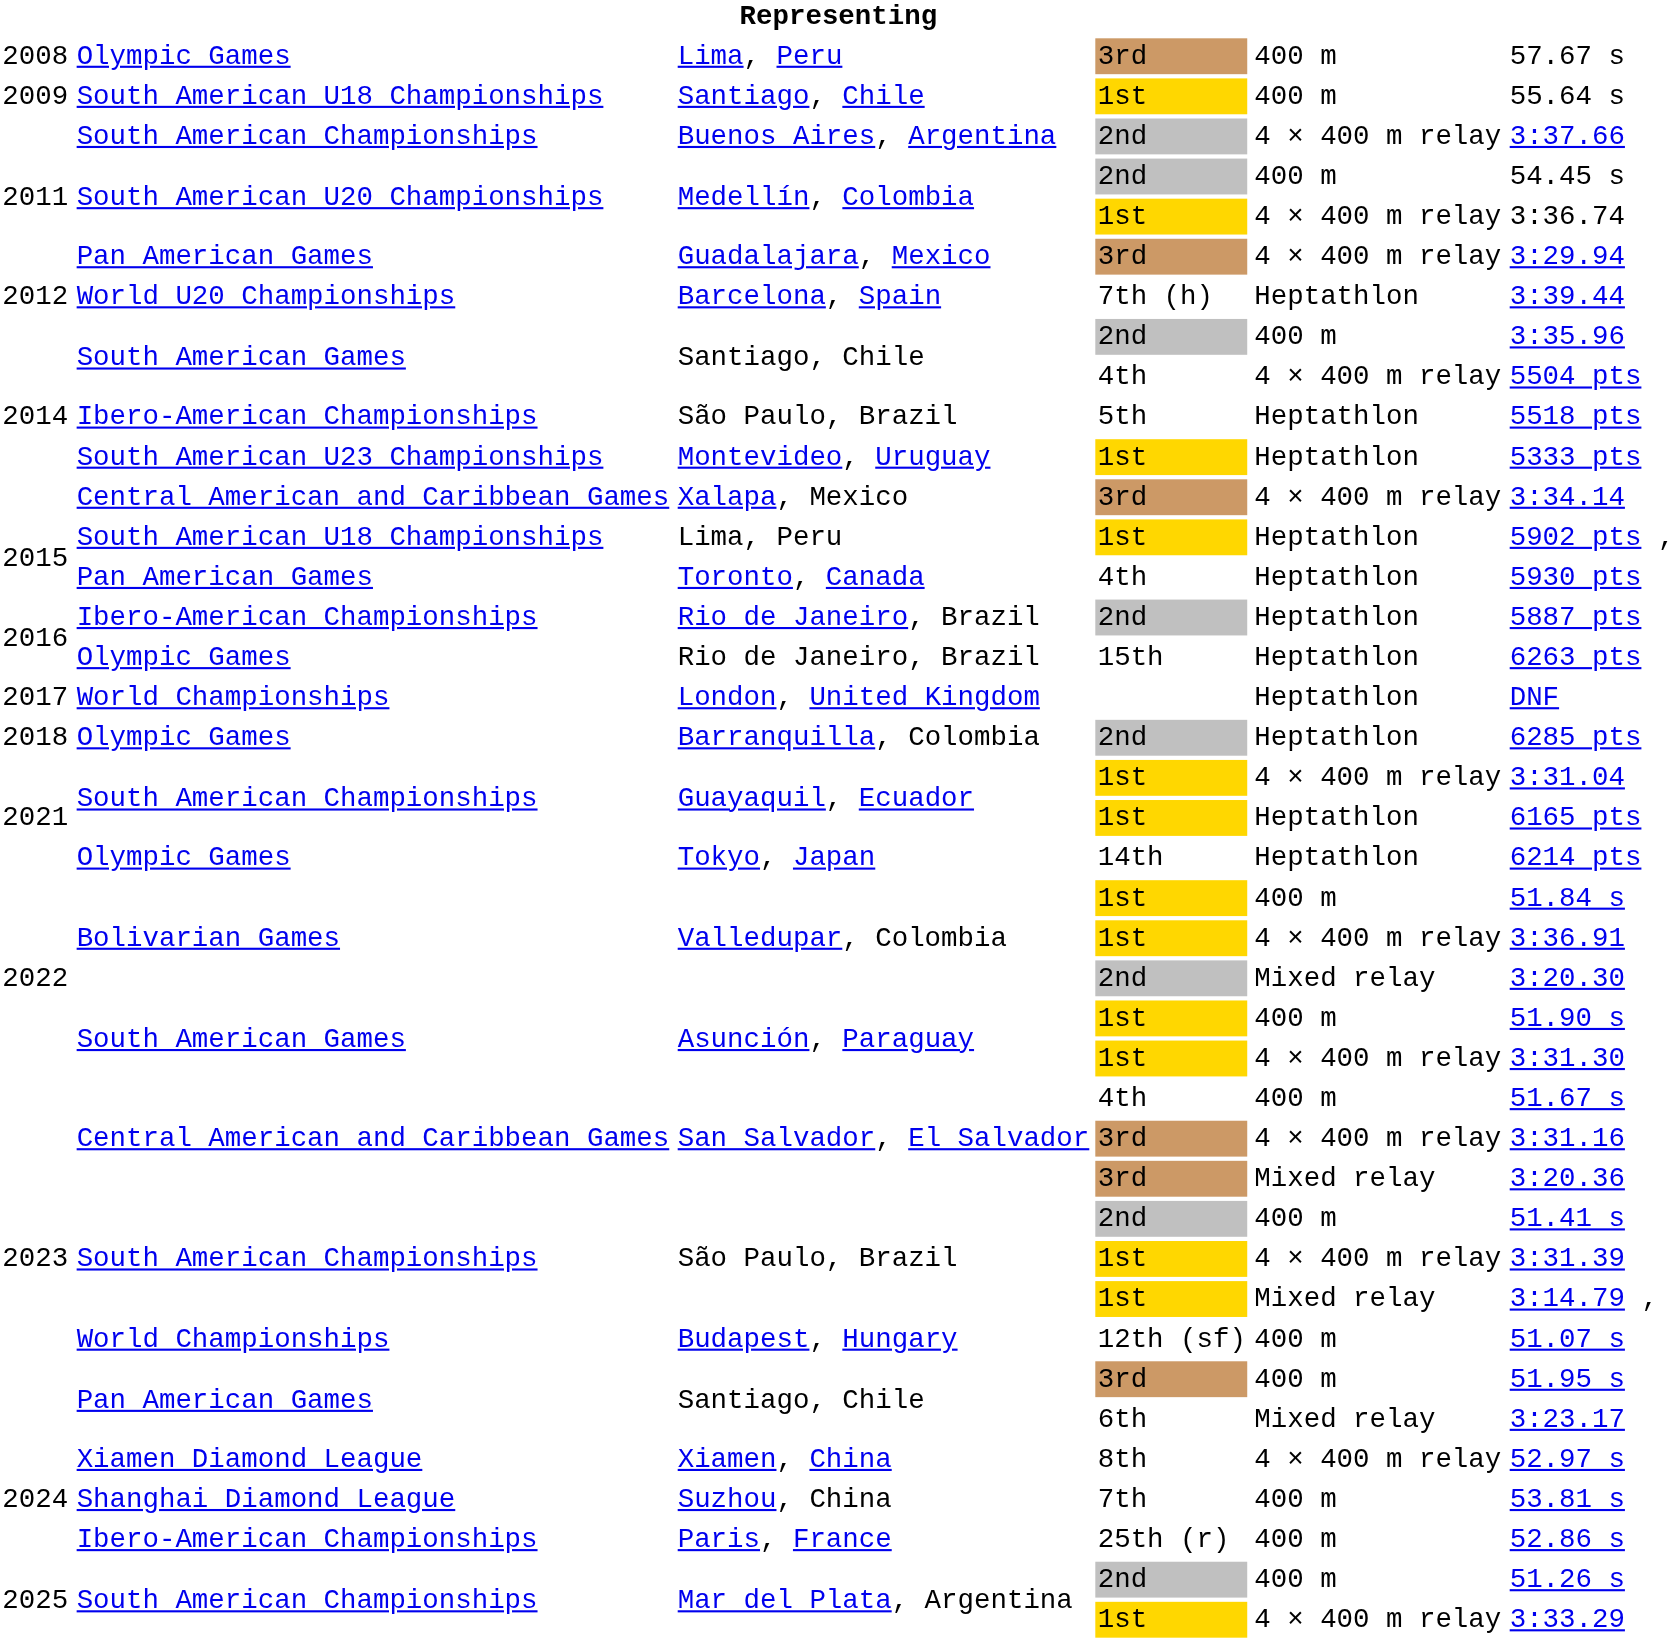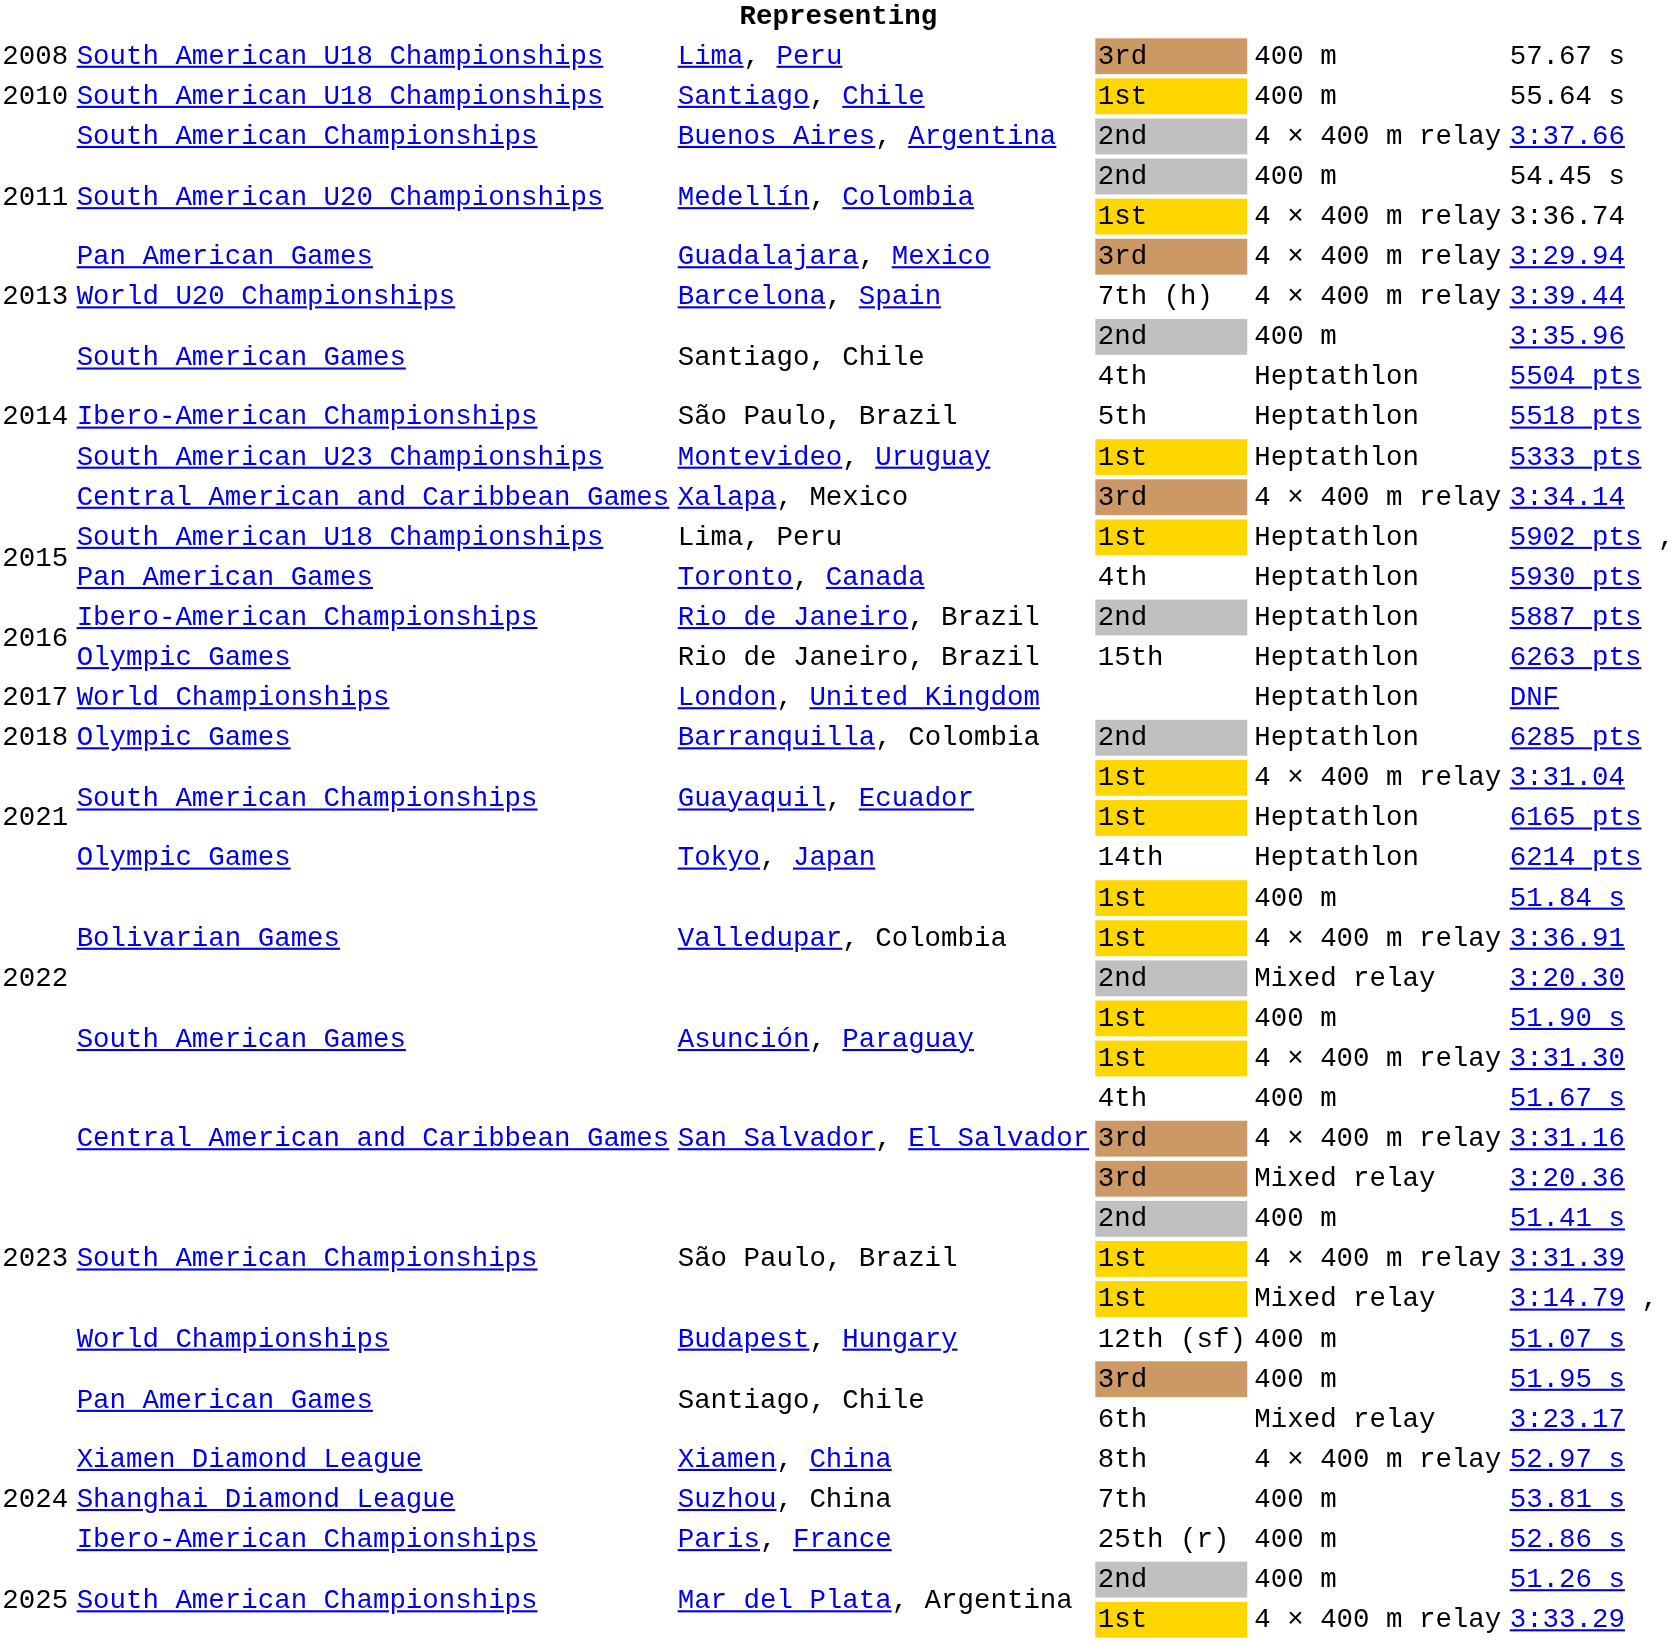(184, 56) Olympic Games -> (340, 56) South American U18 Championships
(35, 96) 2009 -> (35, 96) 2010
(35, 297) 2012 -> (35, 297) 2013
(1337, 297) Heptathlon -> (1378, 297) 4 × 400 m relay
(1378, 377) 4 × 400 m relay -> (1337, 377) Heptathlon
